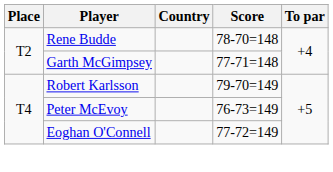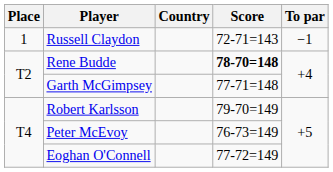+ row: (93, 39)
(247, 39) normal -> (247, 62) bold
